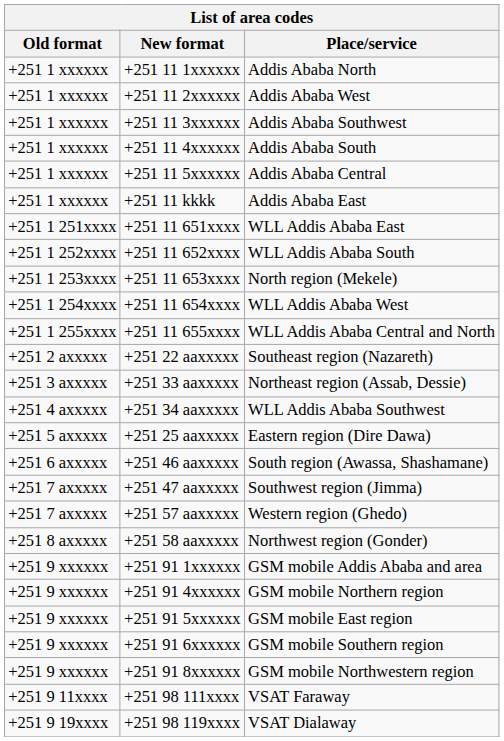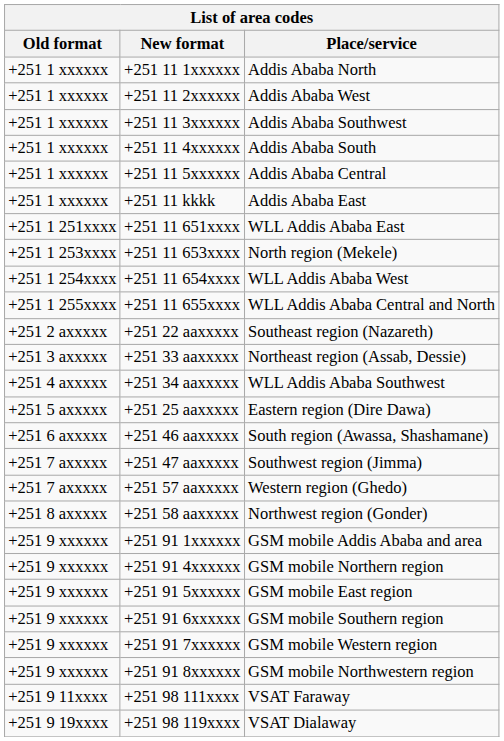- row: (182, 252)
+ row: (182, 644)
